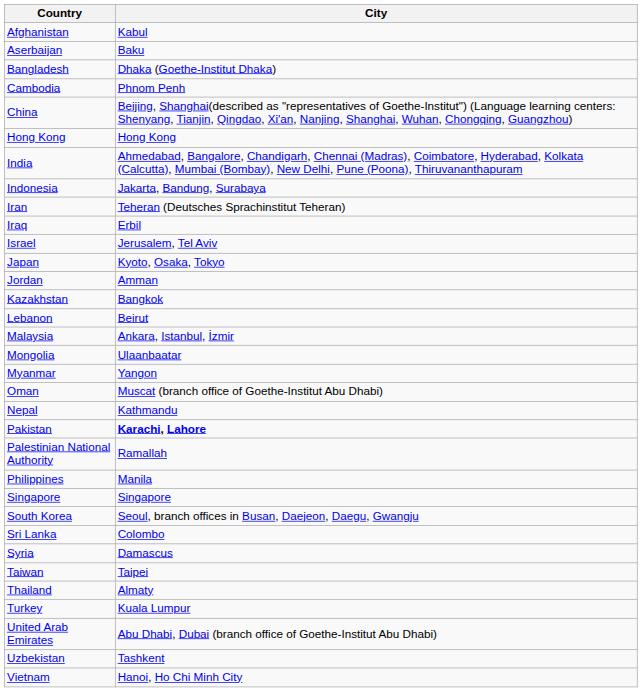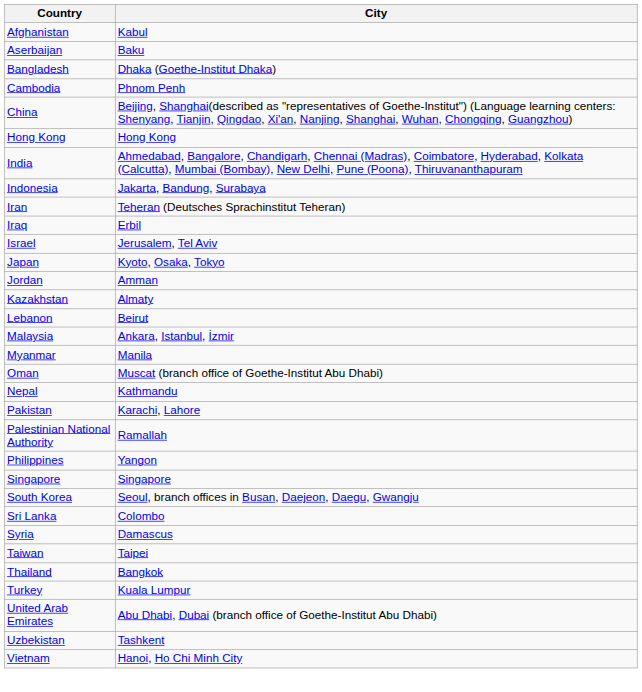(140, 299) Bangkok -> (136, 299) Almaty
- row: (31, 354)
(137, 373) Yangon -> (135, 354) Manila
(162, 429) bold -> (159, 410) normal
(135, 479) Manila -> (137, 460) Yangon
(136, 590) Almaty -> (140, 571) Bangkok
